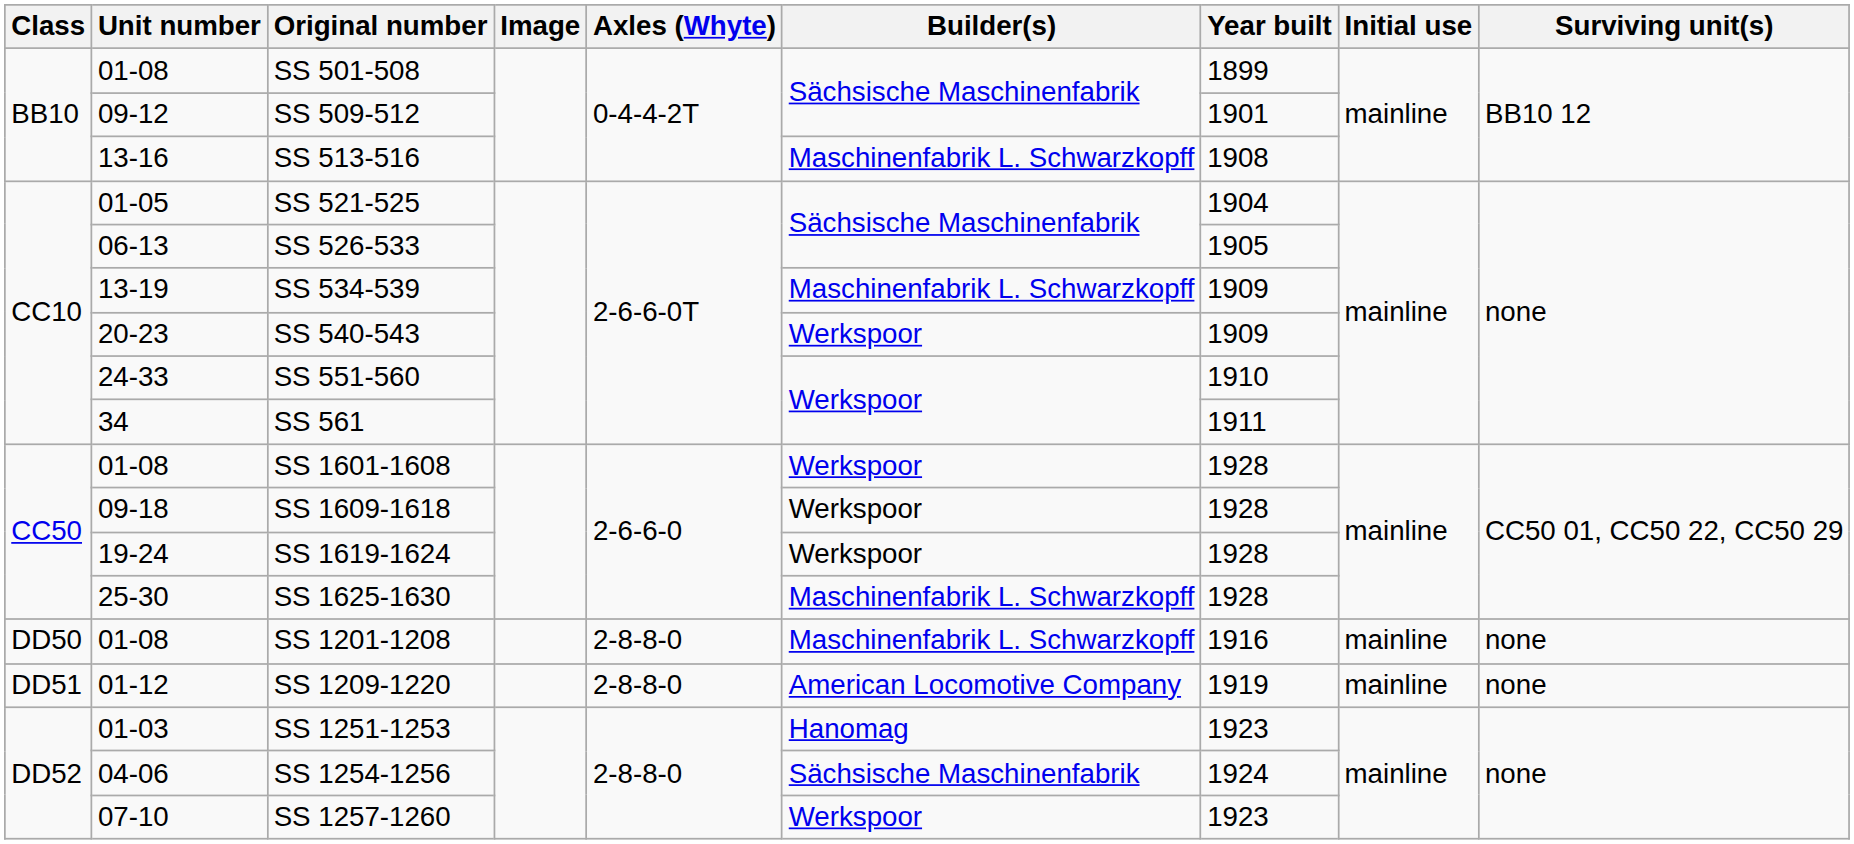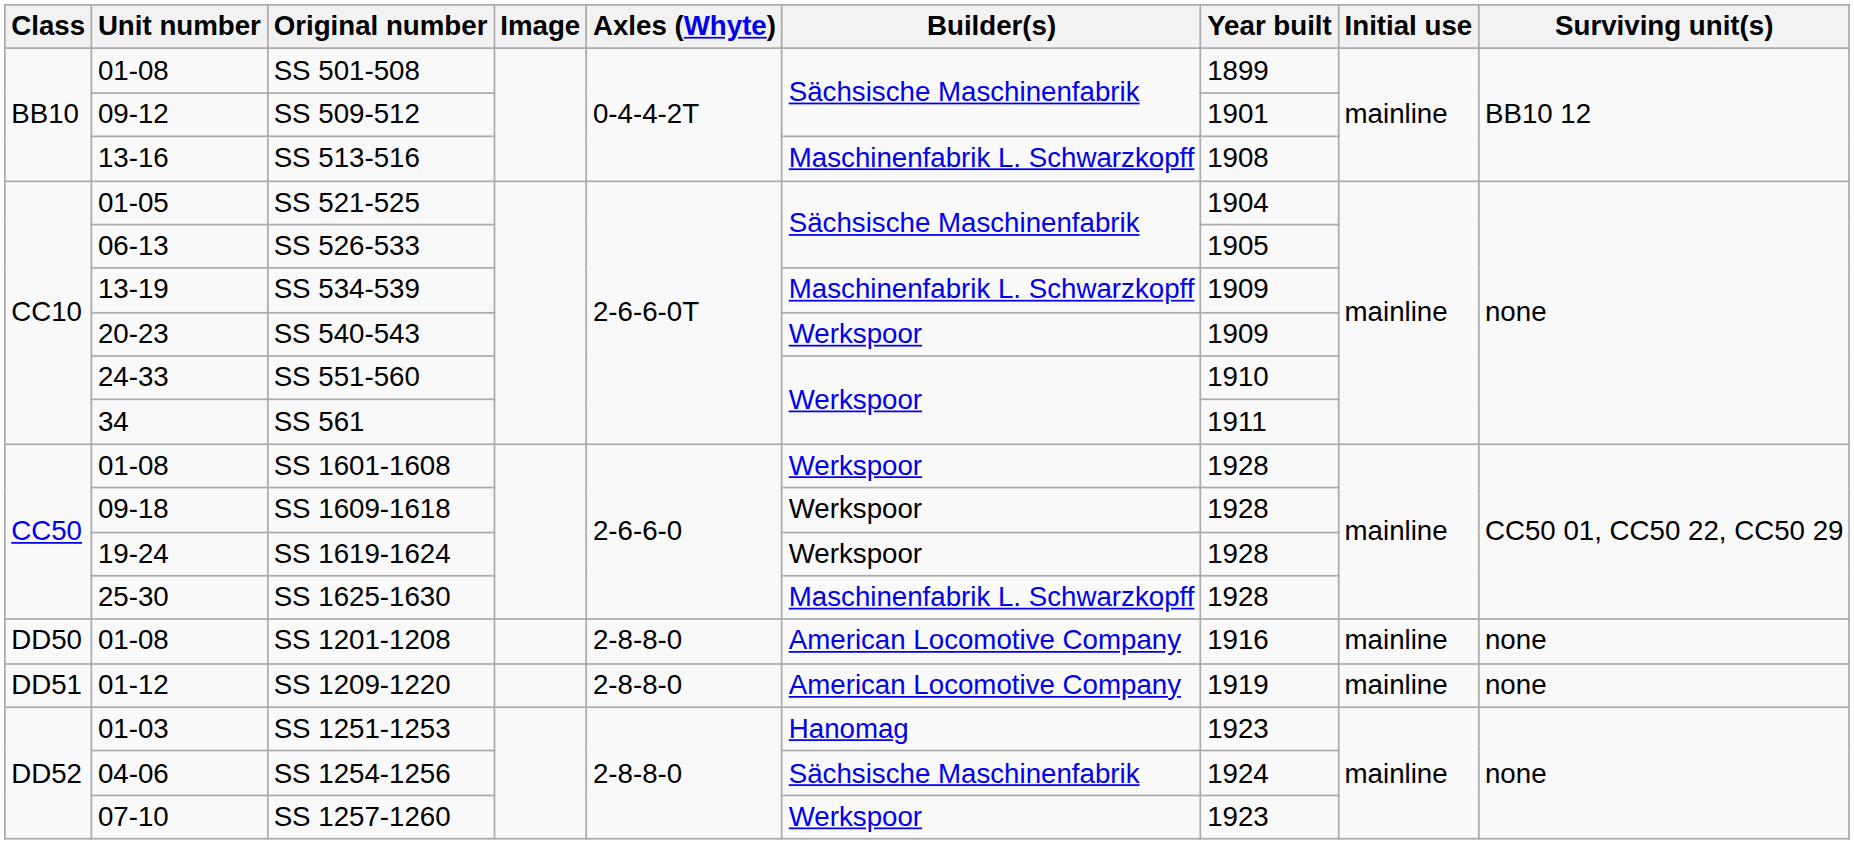(992, 641) Maschinenfabrik L. Schwarzkopff -> (985, 641) American Locomotive Company
